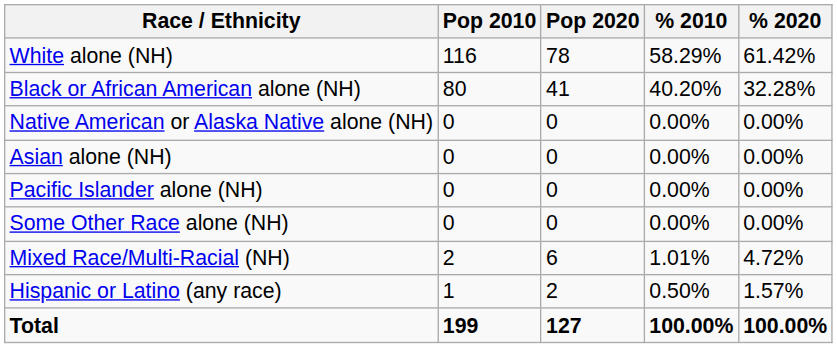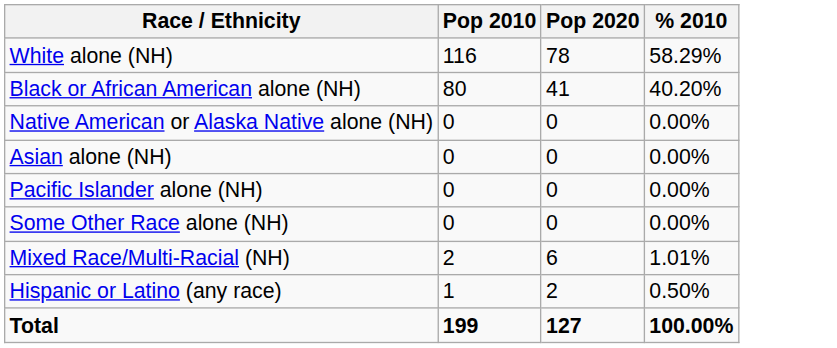- column: (785, 21)
